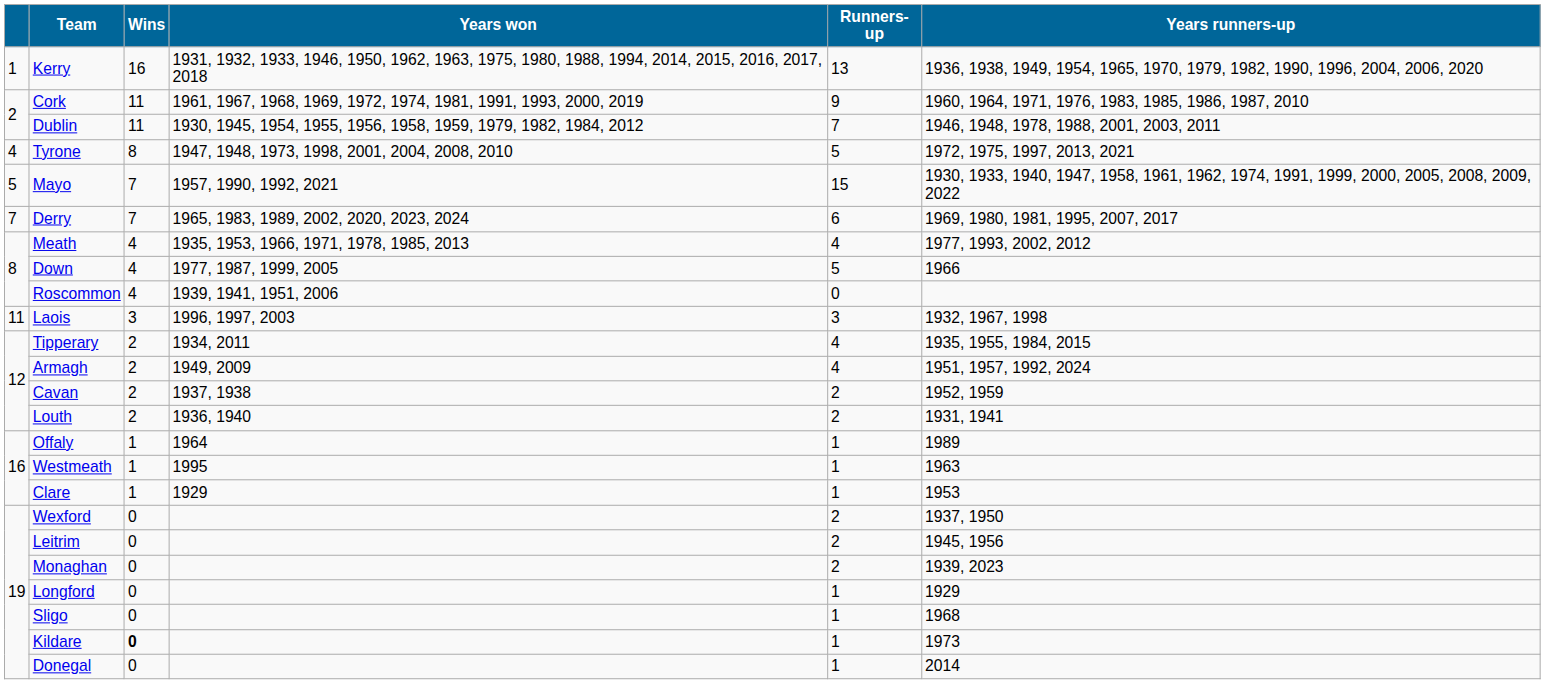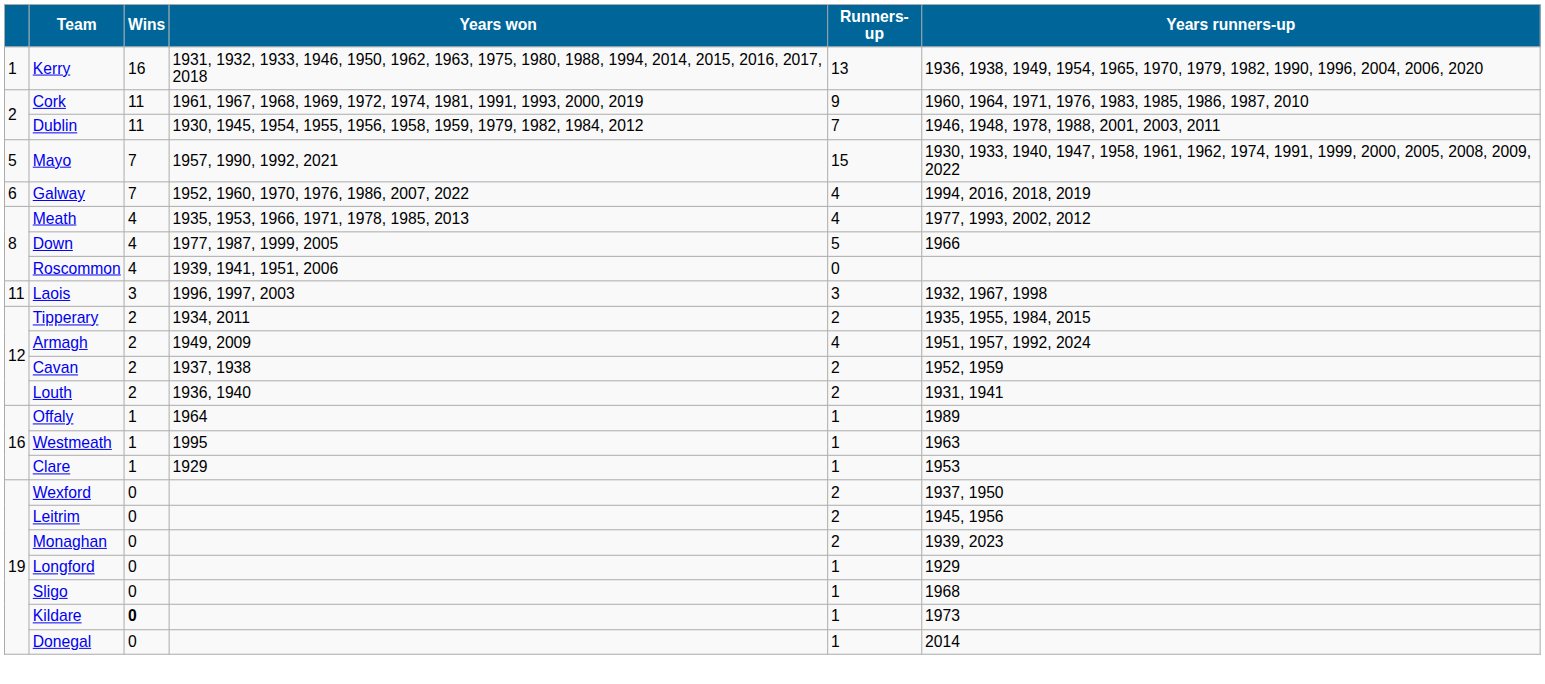- row: (57, 151)
+ row: (59, 194)
- row: (52, 219)
(835, 343) 4 -> (835, 318) 2
